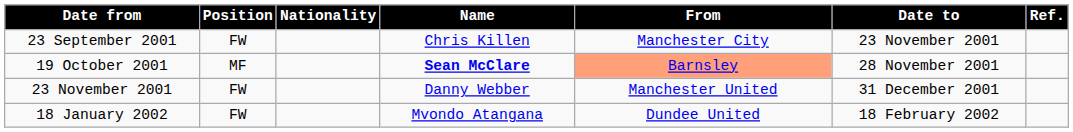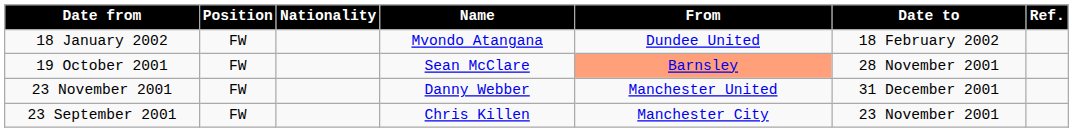rows swapped: (102, 41) <-> (102, 115)
(238, 66) MF -> (238, 66) FW
(477, 66) bold -> (477, 66) normal
